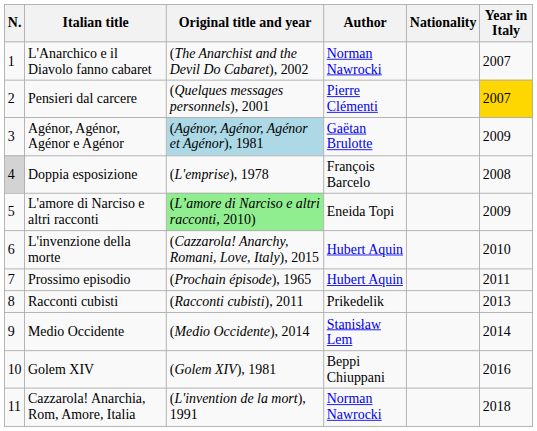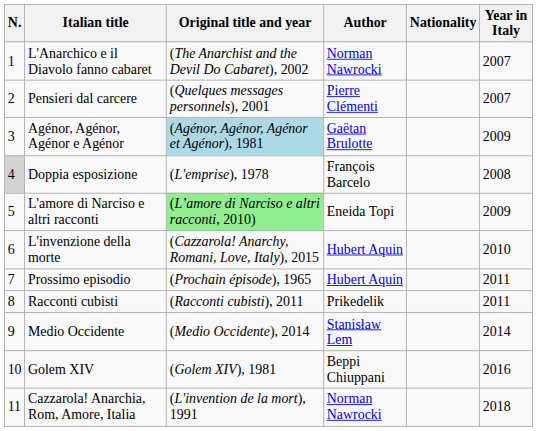(497, 98) gold background -> (497, 98) no background
(497, 301) 2013 -> (496, 301) 2011
